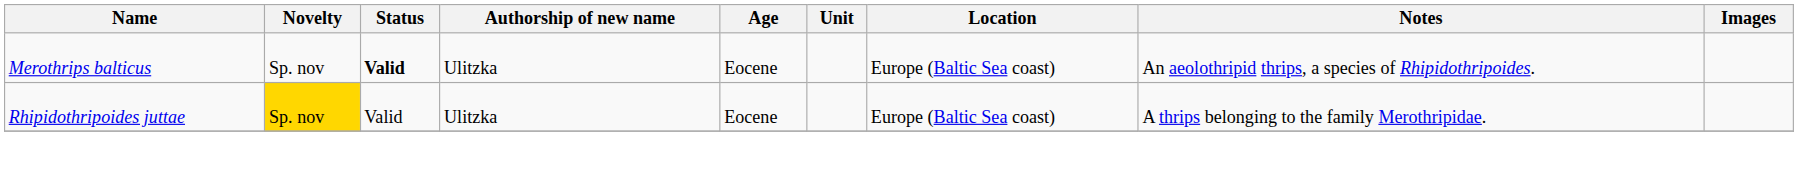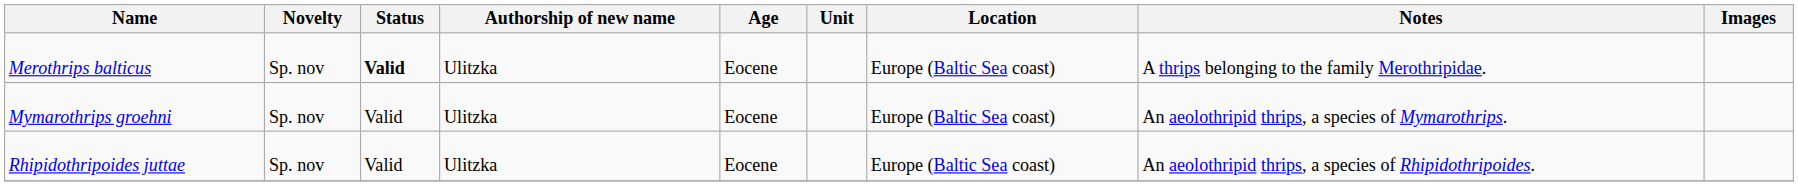(1339, 67) An aeolothripid thrips, a species of Rhipidothripoides. -> (1314, 67) A thrips belonging to the family Merothripidae.
+ row: (90, 116)
(297, 116) gold background -> (297, 165) no background
(1314, 116) A thrips belonging to the family Merothripidae. -> (1339, 165) An aeolothripid thrips, a species of Rhipidothripoides.
